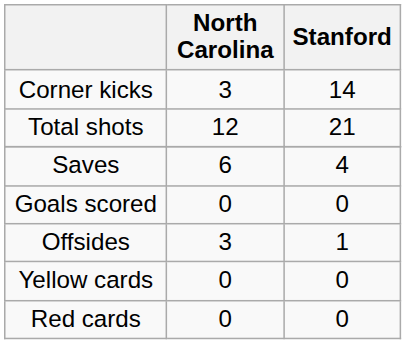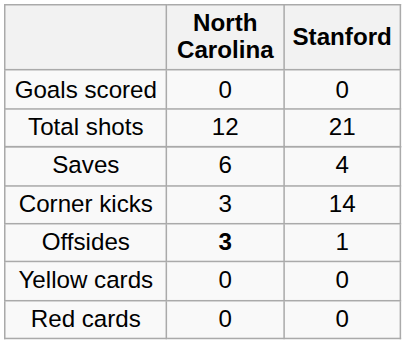rows swapped: (86, 204) <-> (86, 89)
(225, 242) normal -> (225, 242) bold
